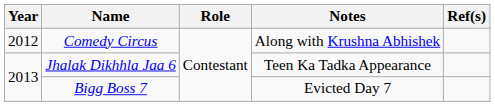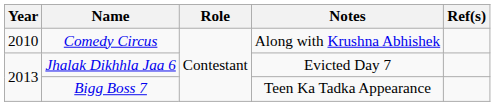(23, 40) 2012 -> (23, 40) 2010
(348, 64) Teen Ka Tadka Appearance -> (348, 64) Evicted Day 7
(348, 88) Evicted Day 7 -> (348, 88) Teen Ka Tadka Appearance
